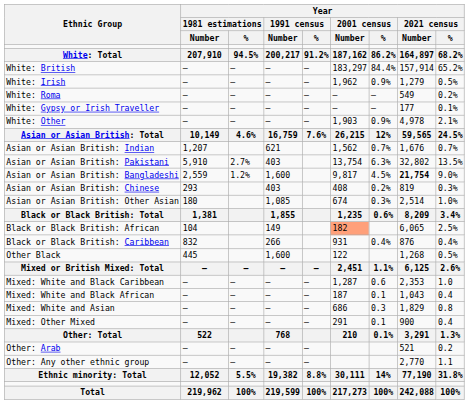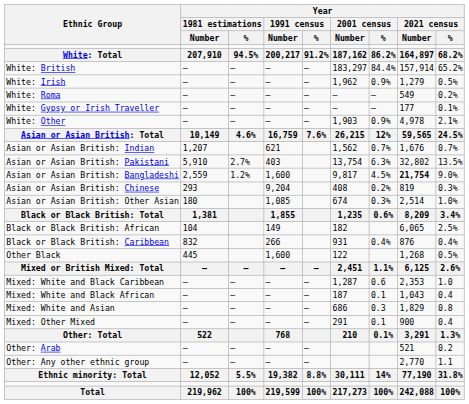(273, 188) 403 -> (278, 188) 9,204
(340, 228) lightsalmon background -> (340, 228) no background
